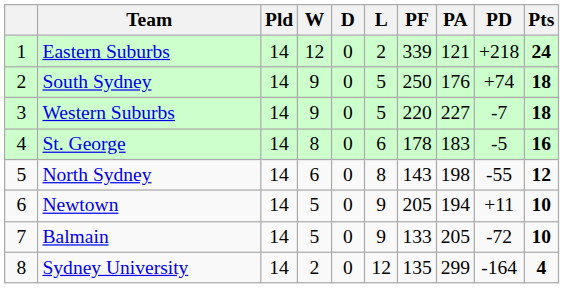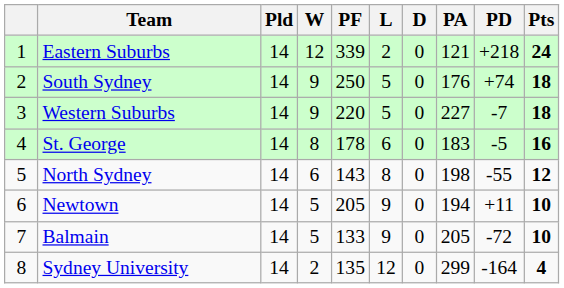columns swapped: (348, 19) <-> (417, 19)
